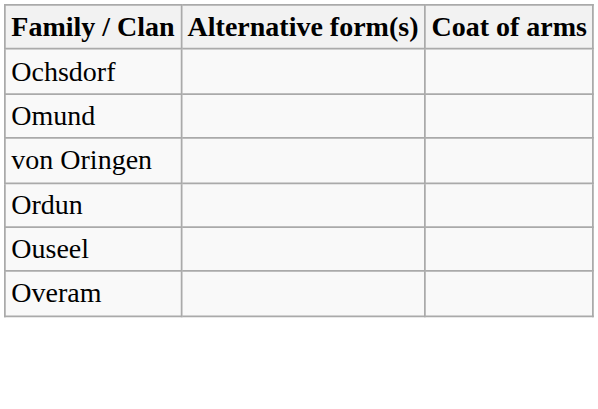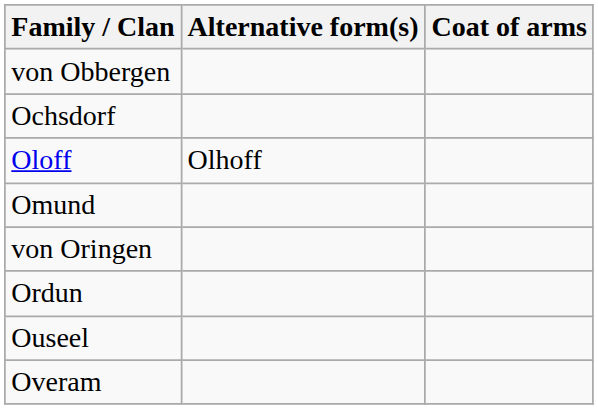+ row: (91, 71)
+ row: (41, 159)
